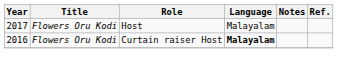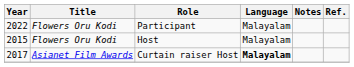+ row: (167, 26)
(17, 26) 2017 -> (17, 40) 2015
(17, 40) 2016 -> (17, 55) 2017
(75, 40) Flowers Oru Kodi -> (83, 55) Asianet Film Awards
